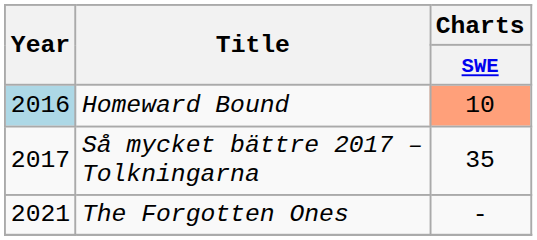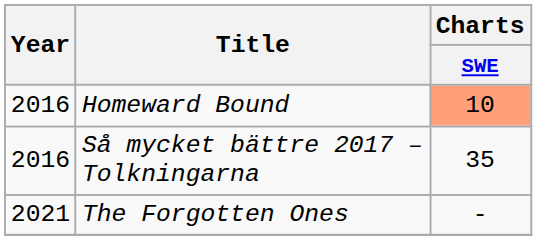(40, 106) lightblue background -> (40, 106) no background
(40, 160) 2017 -> (40, 160) 2016
